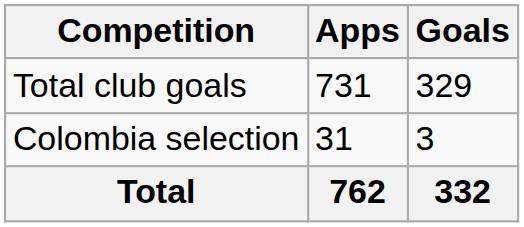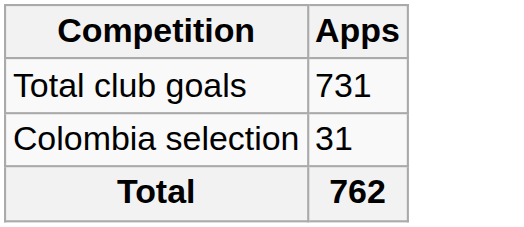- column: (463, 31)
